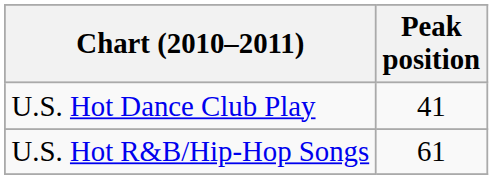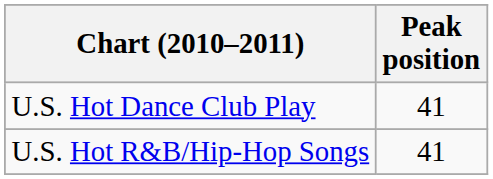(431, 151) 61 -> (431, 151) 41
